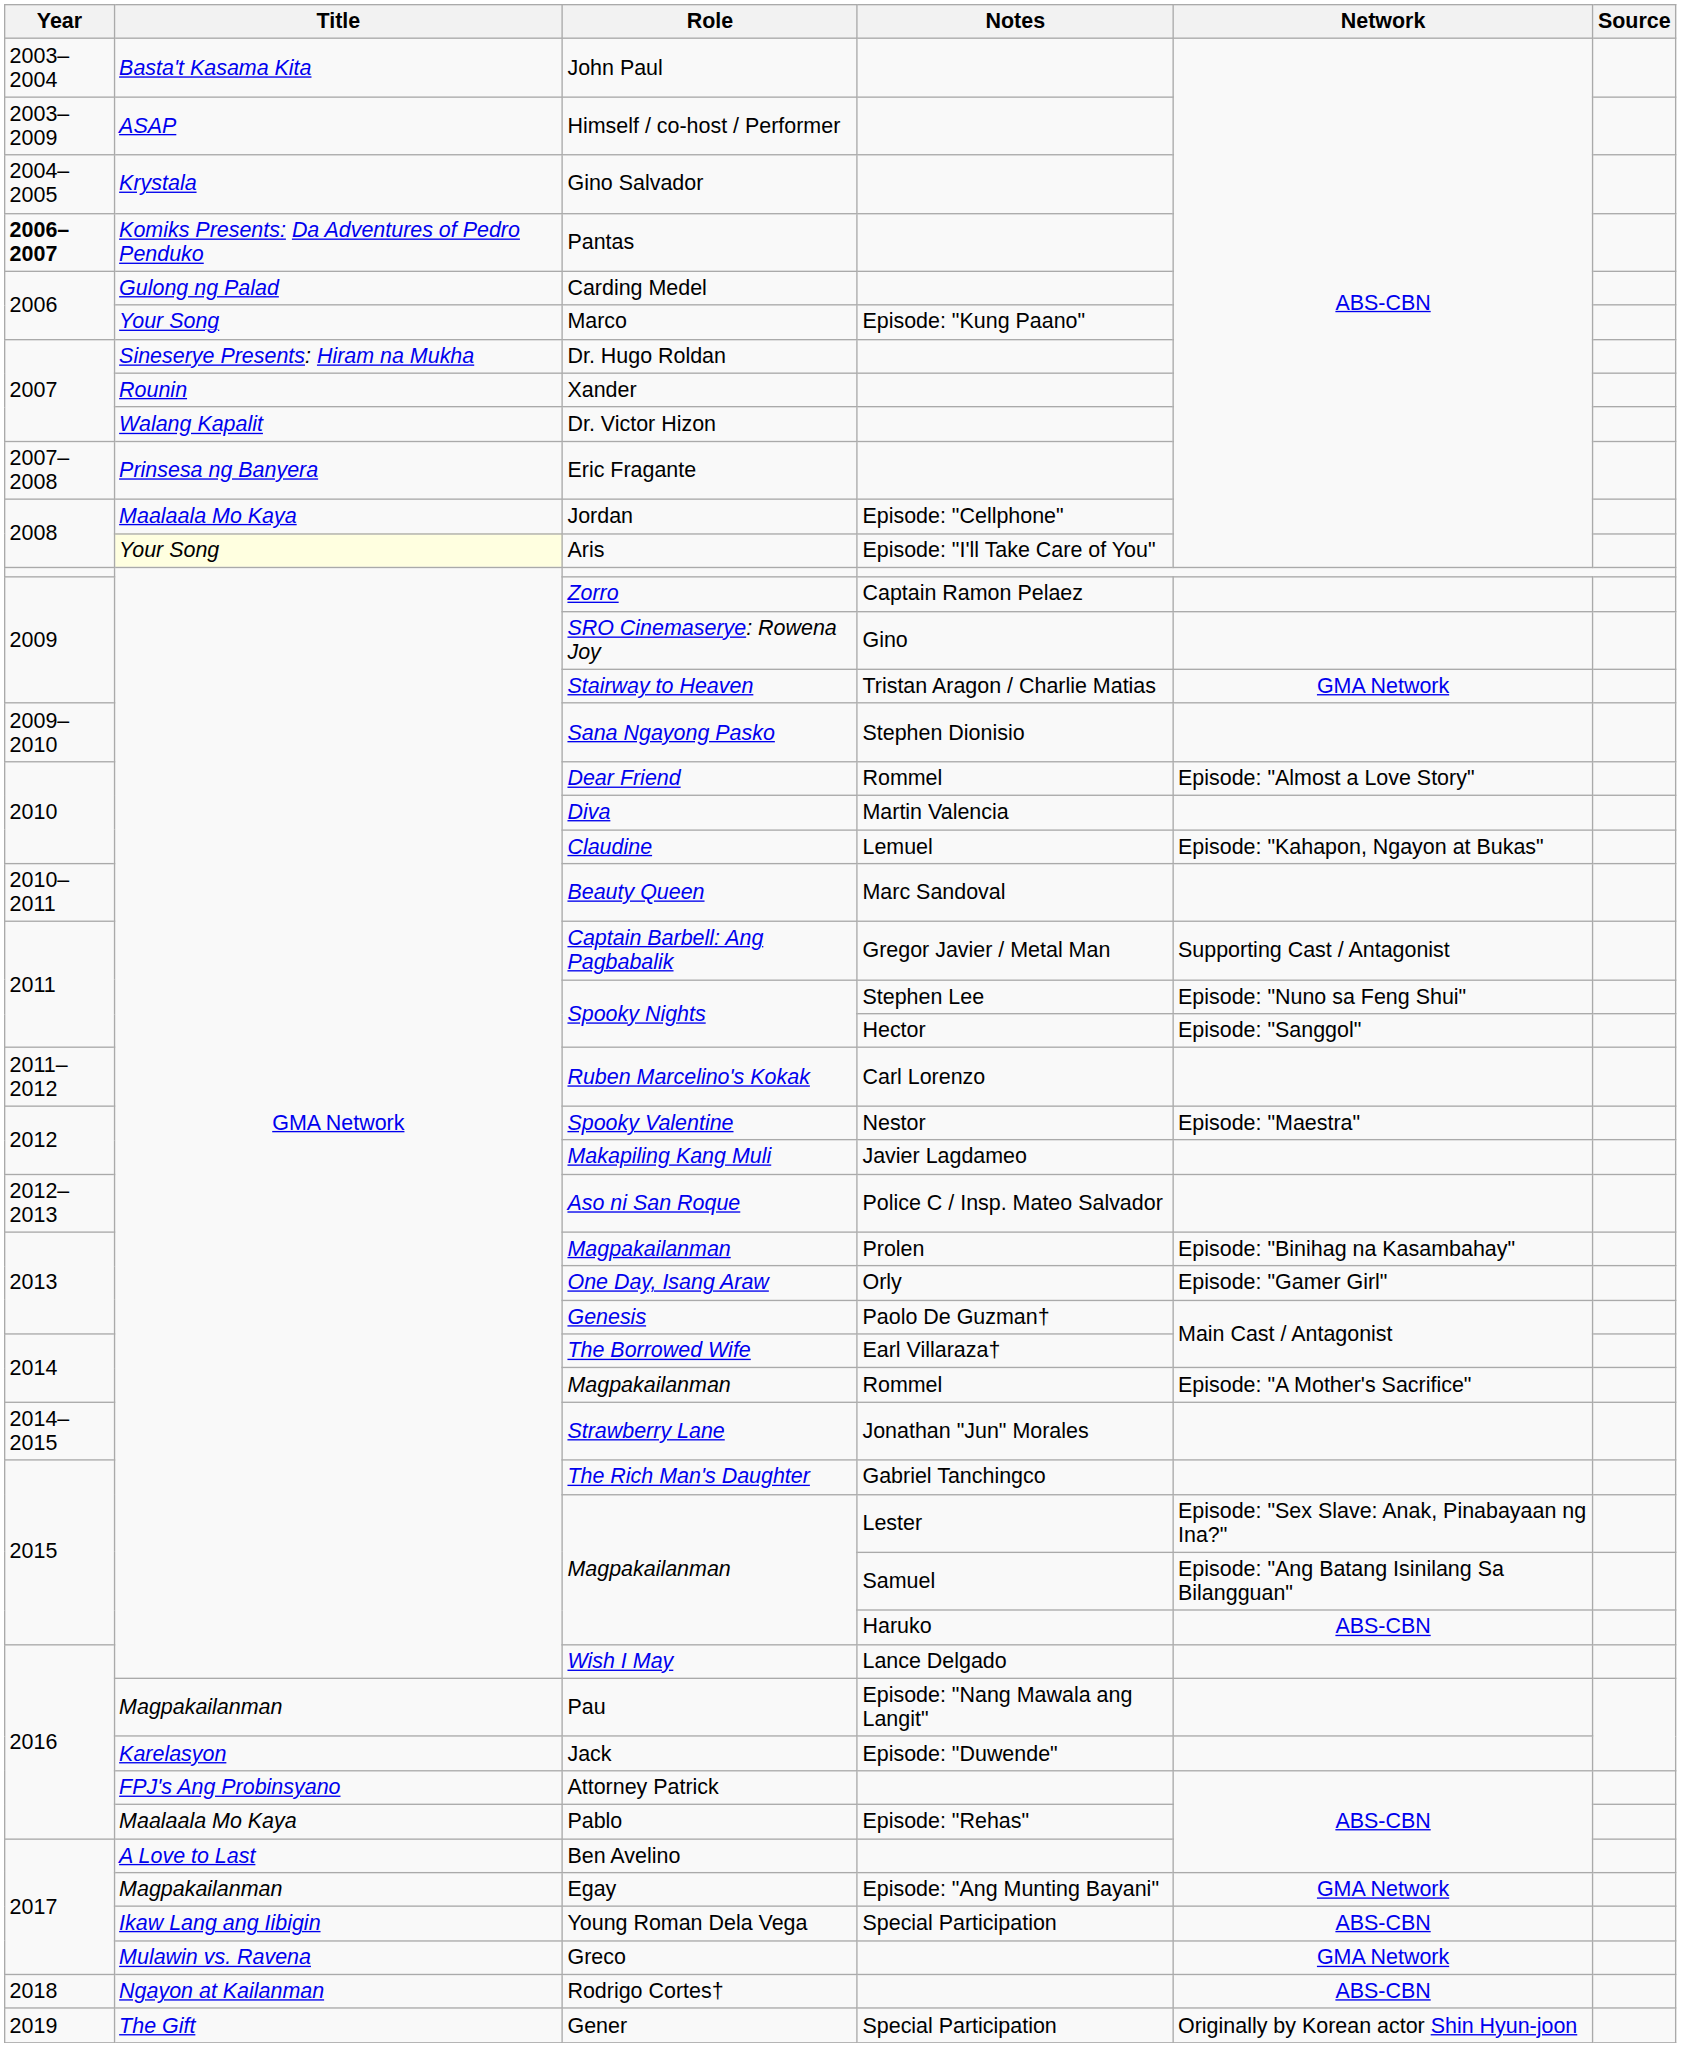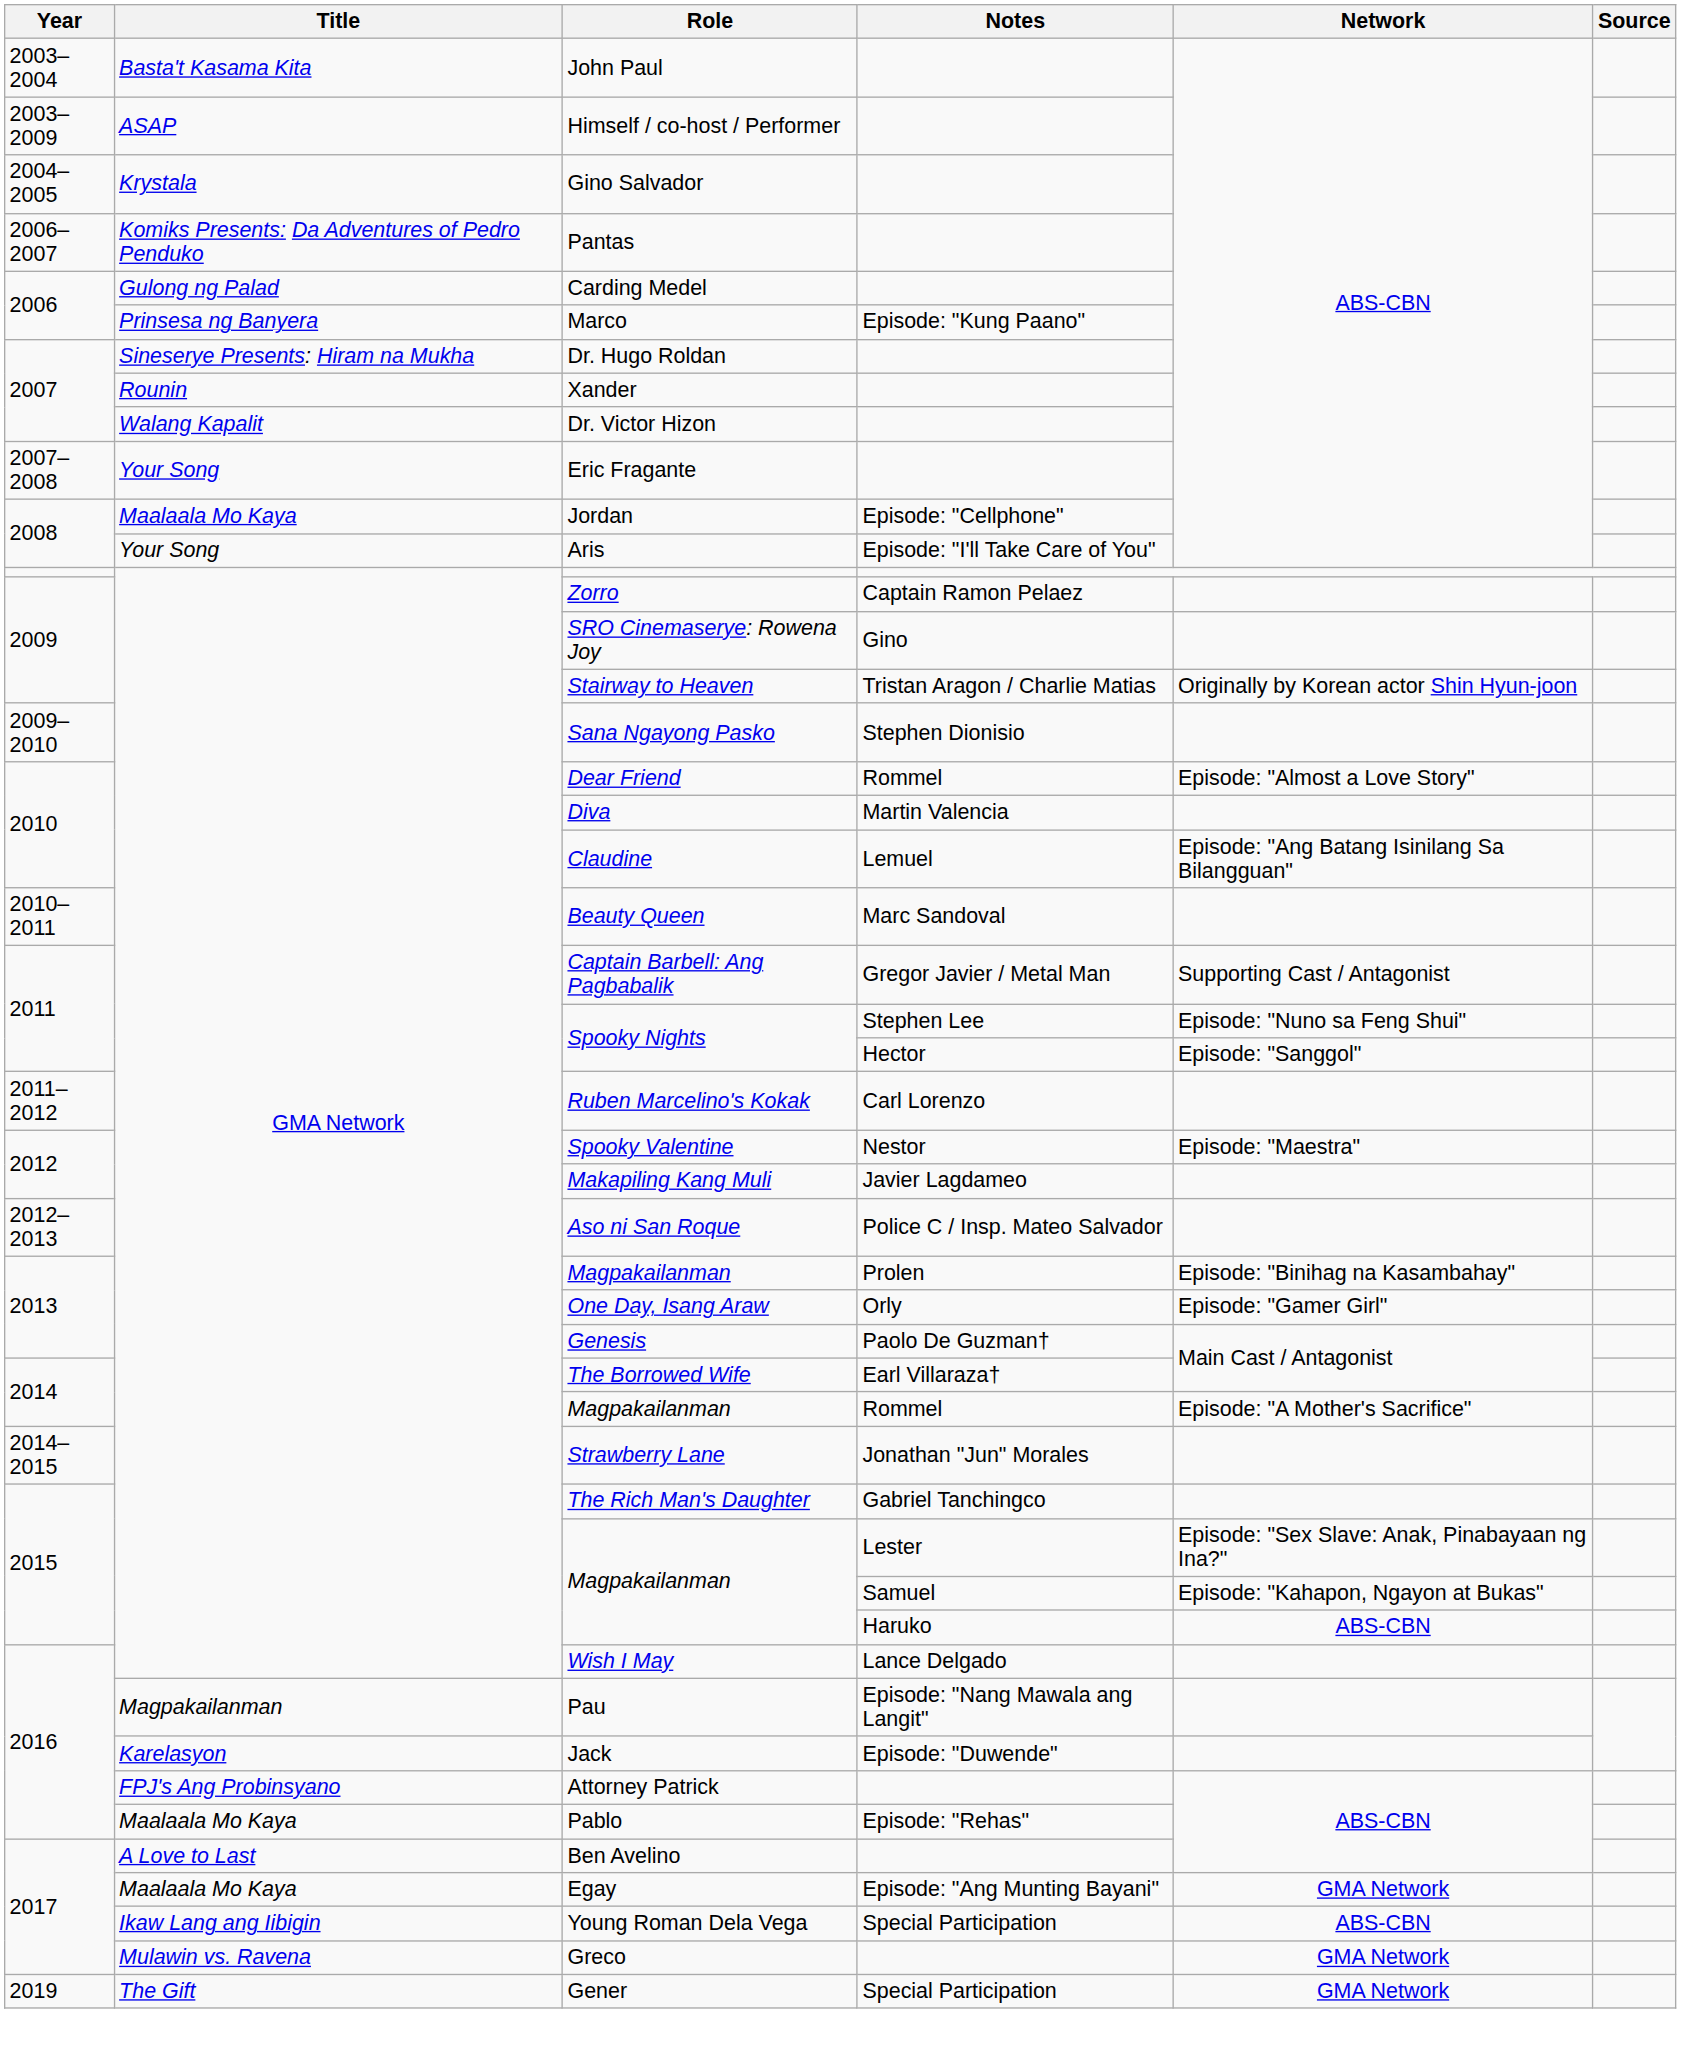(39, 241) bold -> (39, 241) normal
(169, 321) Your Song -> (219, 321) Prinsesa ng Banyera
(219, 470) Prinsesa ng Banyera -> (169, 470) Your Song
(169, 550) lightyellow background -> (169, 550) no background
(1383, 686) GMA Network -> (1378, 686) Originally by Korean actor Shin Hyun-joon
(1361, 846) Episode: "Kahapon, Ngayon at Bukas" -> (1341, 858) Episode: "Ang Batang Isinilang Sa Bilangguan"
(1341, 1581) Episode: "Ang Batang Isinilang Sa Bilangguan" -> (1361, 1593) Episode: "Kahapon, Ngayon at Bukas"
(201, 1889) Magpakailanman -> (208, 1889) Maalaala Mo Kaya
- row: (646, 1991)
(1378, 2025) Originally by Korean actor Shin Hyun-joon -> (1383, 1991) GMA Network
